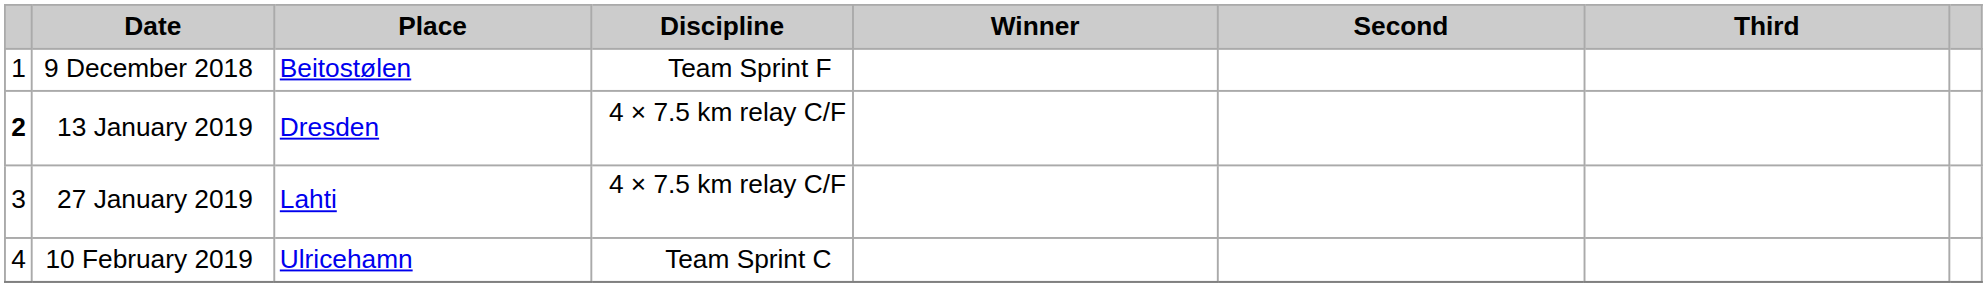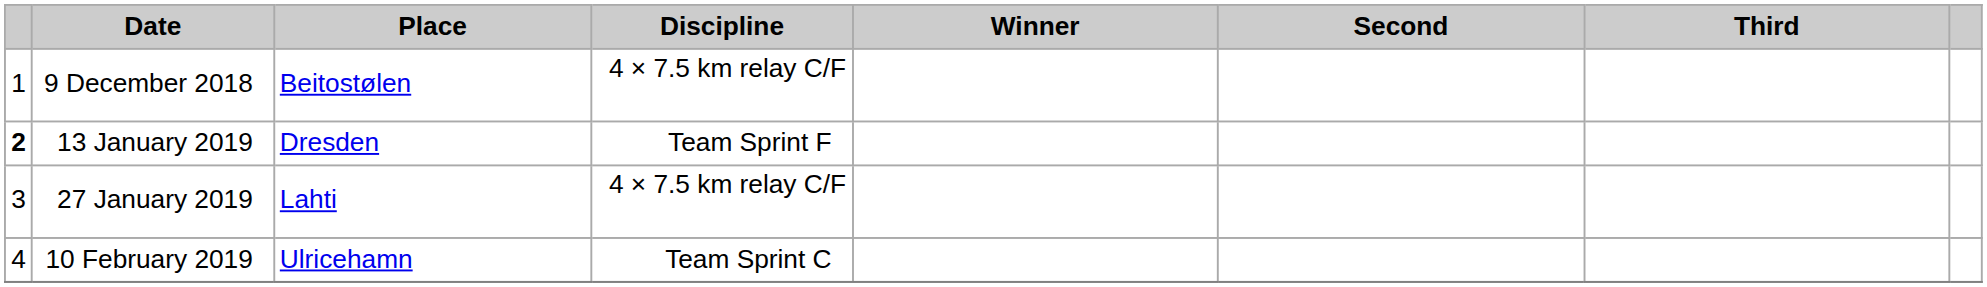(757, 68) Team Sprint F -> (728, 83) 4 × 7.5 km relay C/F
(728, 126) 4 × 7.5 km relay C/F -> (757, 142) Team Sprint F
